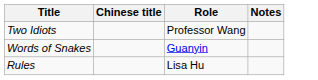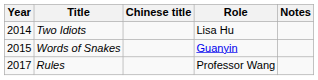+ column: (19, 13)
(206, 30) Professor Wang -> (215, 30) Lisa Hu
(185, 65) Lisa Hu -> (236, 65) Professor Wang
